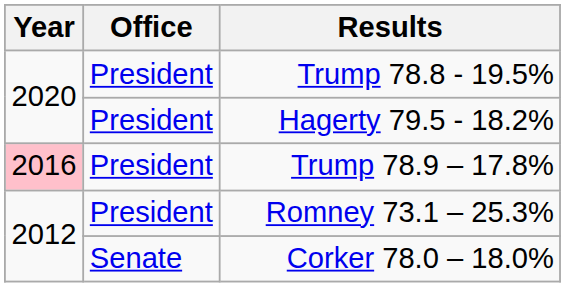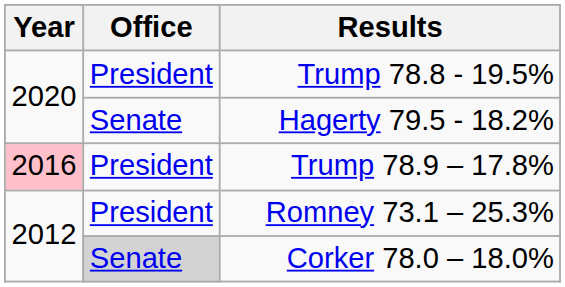(151, 119) President -> (136, 119) Senate
(136, 258) no background -> (136, 258) lightgrey background
